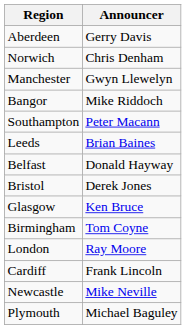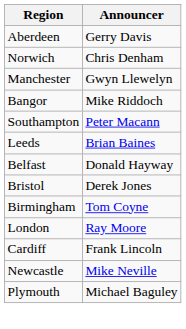- row: (31, 206)
